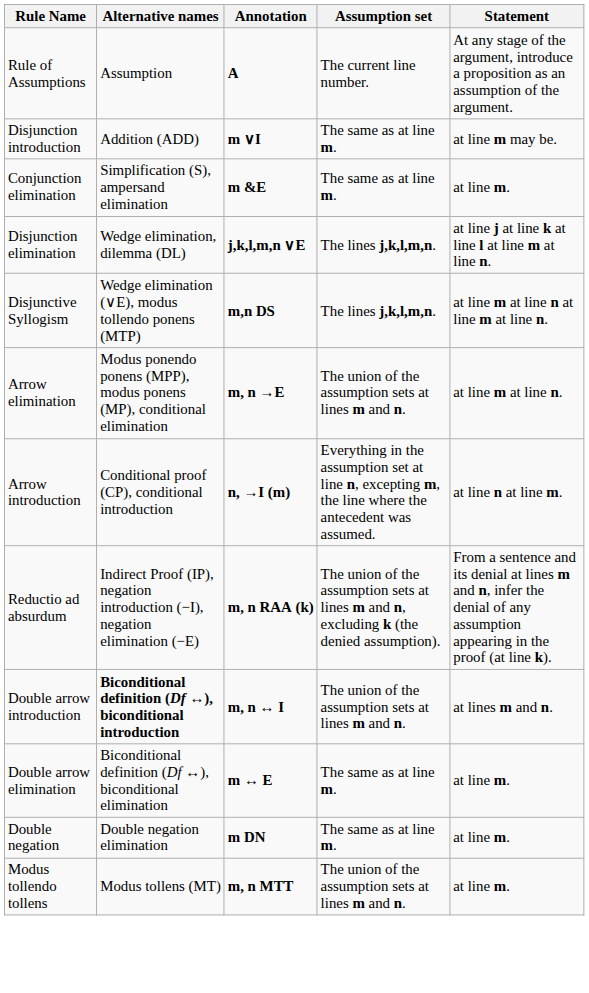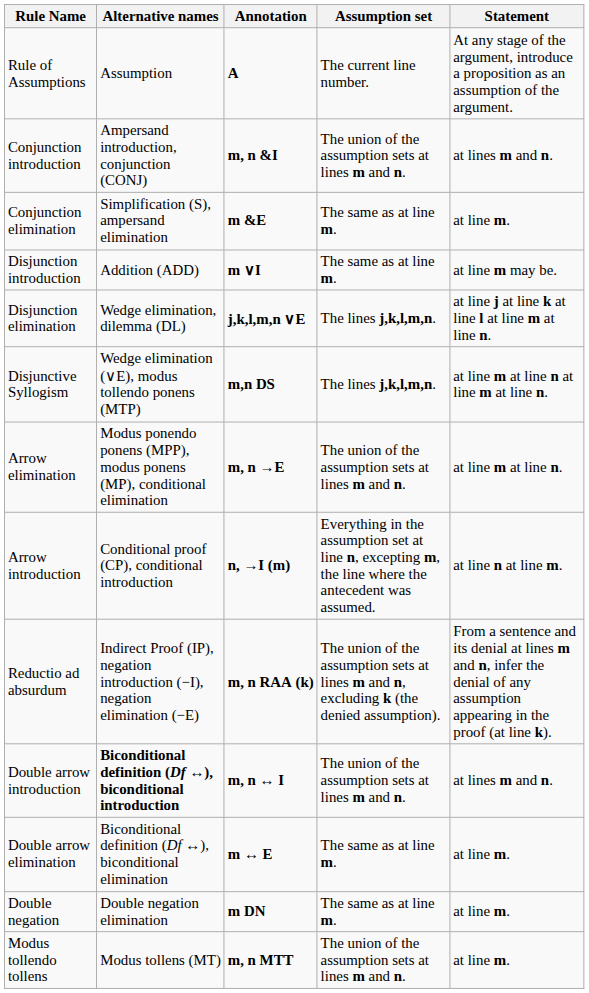+ row: (45, 155)
rows swapped: (45, 187) <-> (44, 138)
